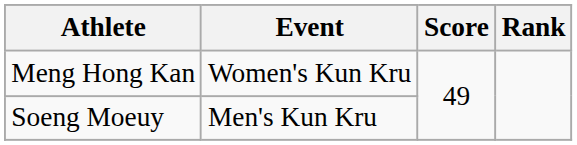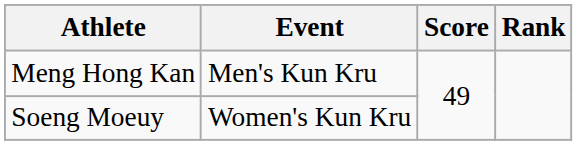(310, 72) Women's Kun Kru -> (292, 72) Men's Kun Kru
(292, 117) Men's Kun Kru -> (310, 117) Women's Kun Kru
